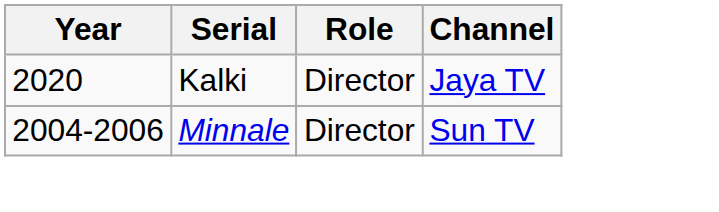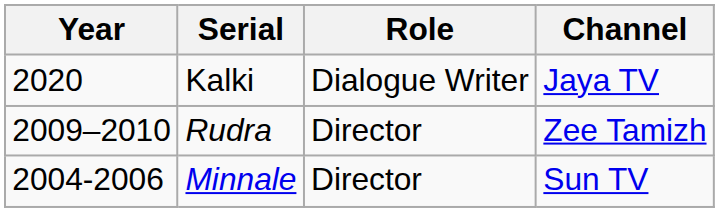(359, 79) Director -> (420, 79) Dialogue Writer
+ row: (229, 130)
